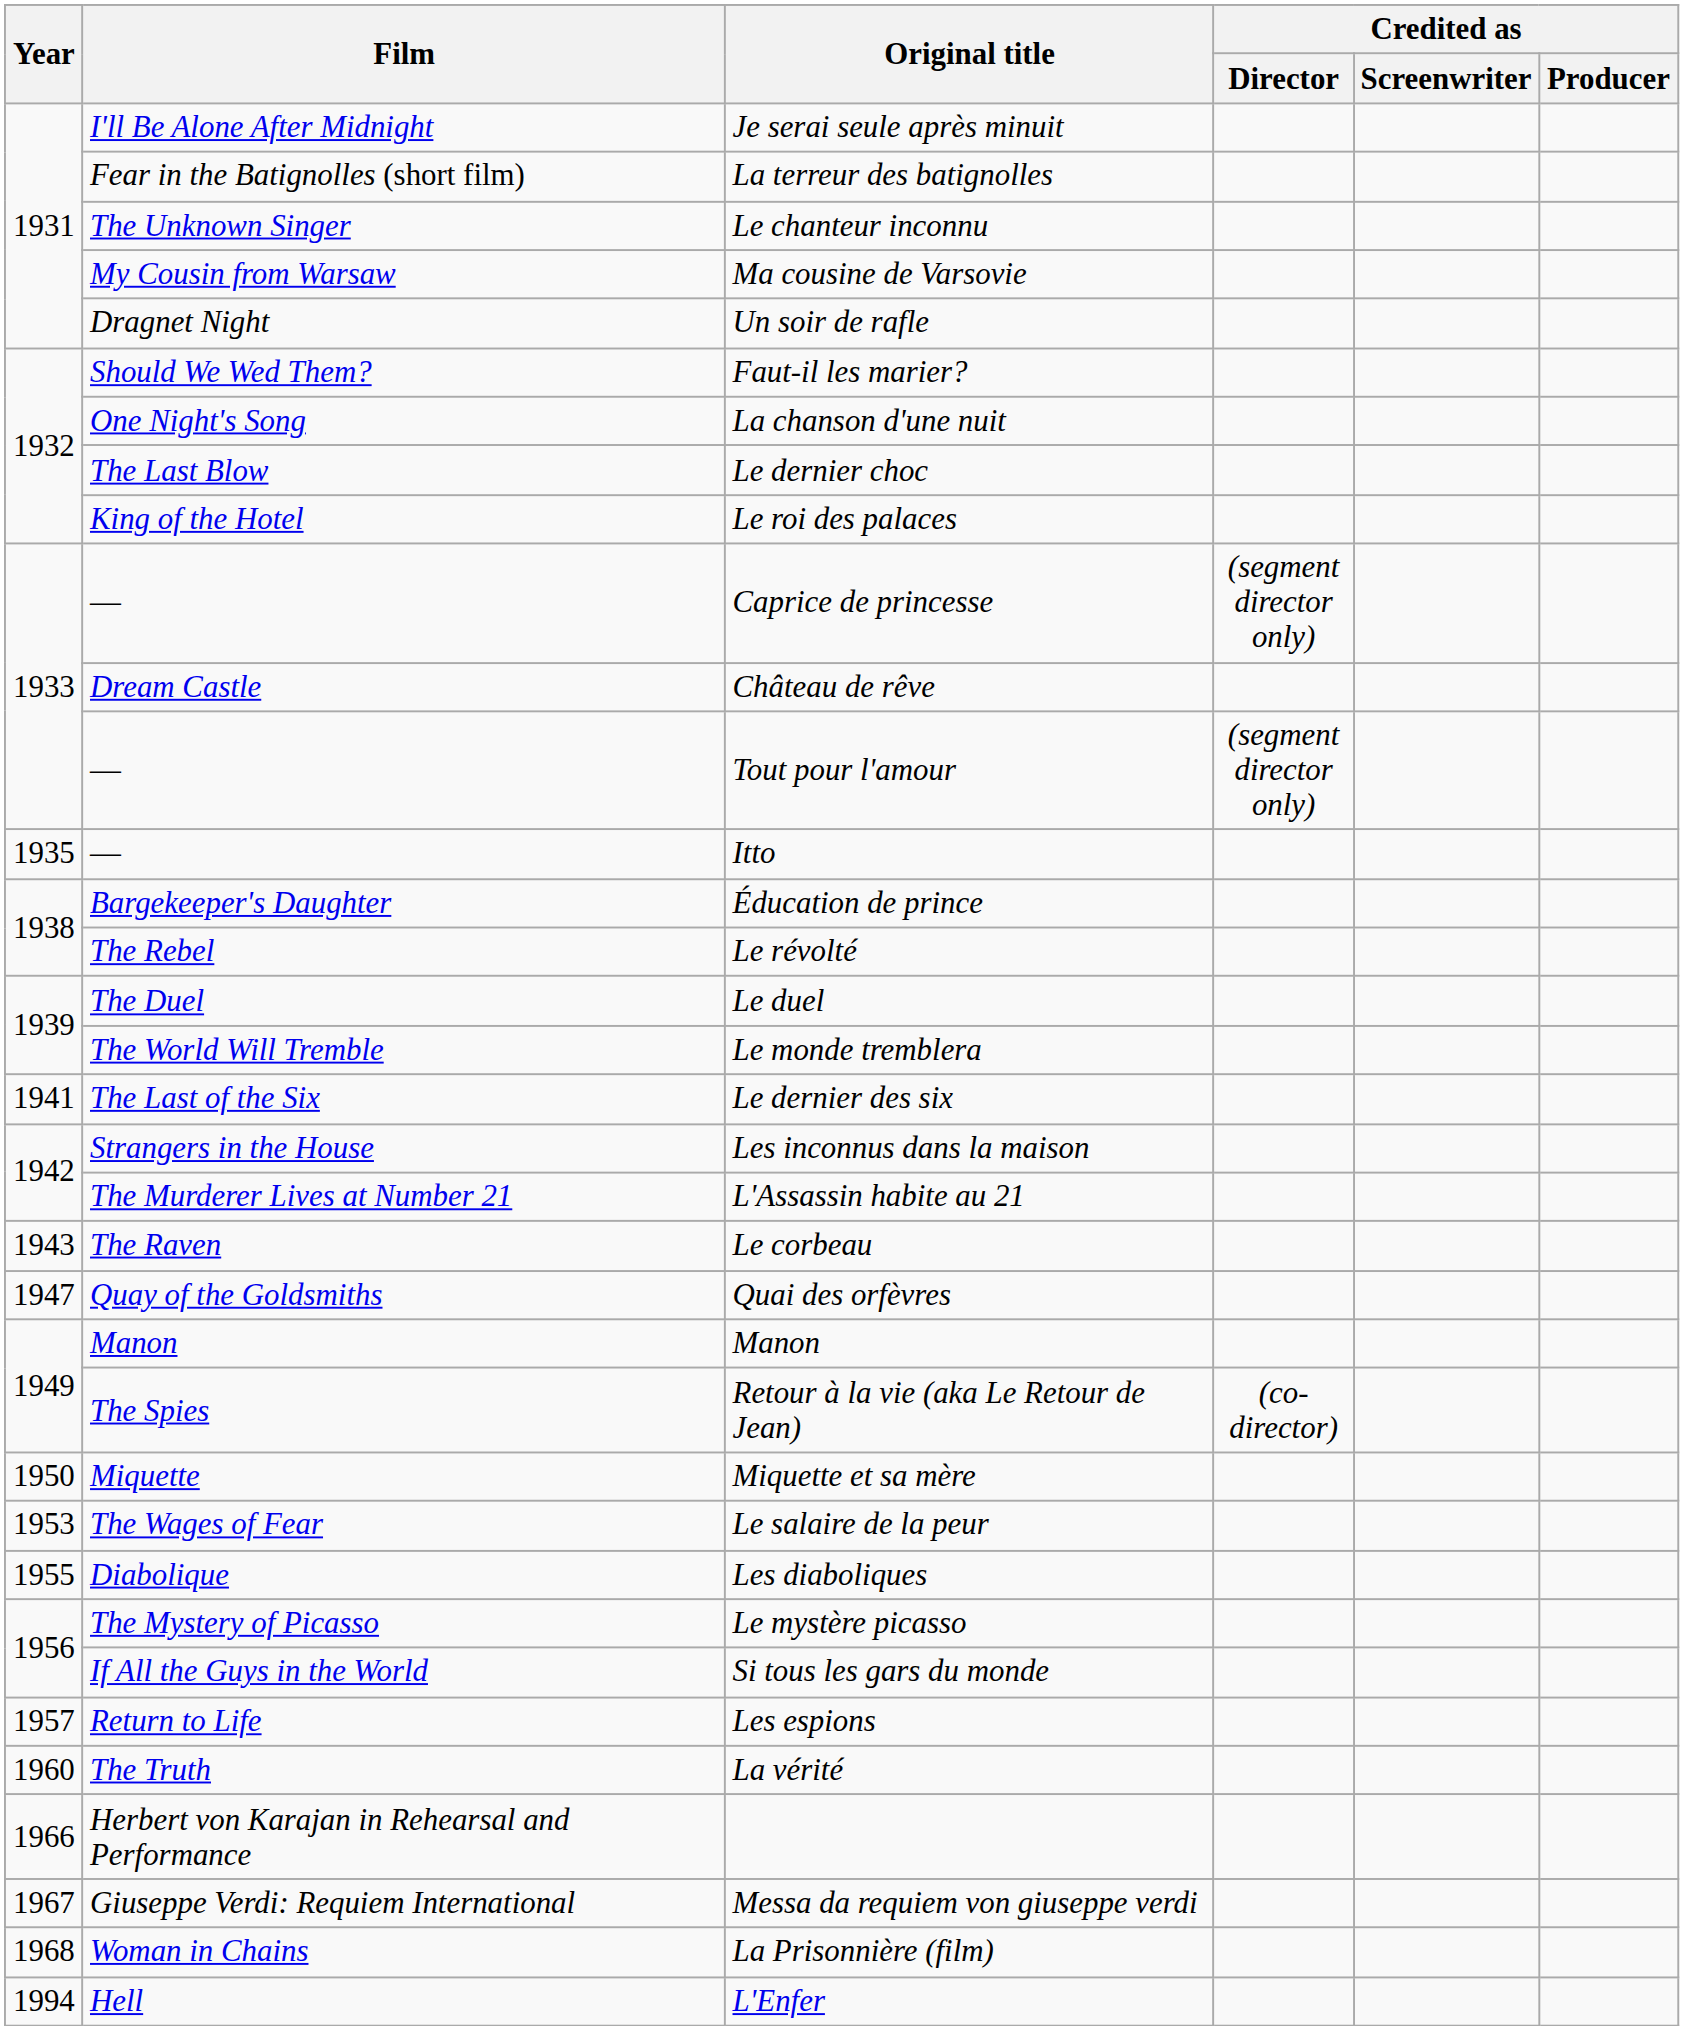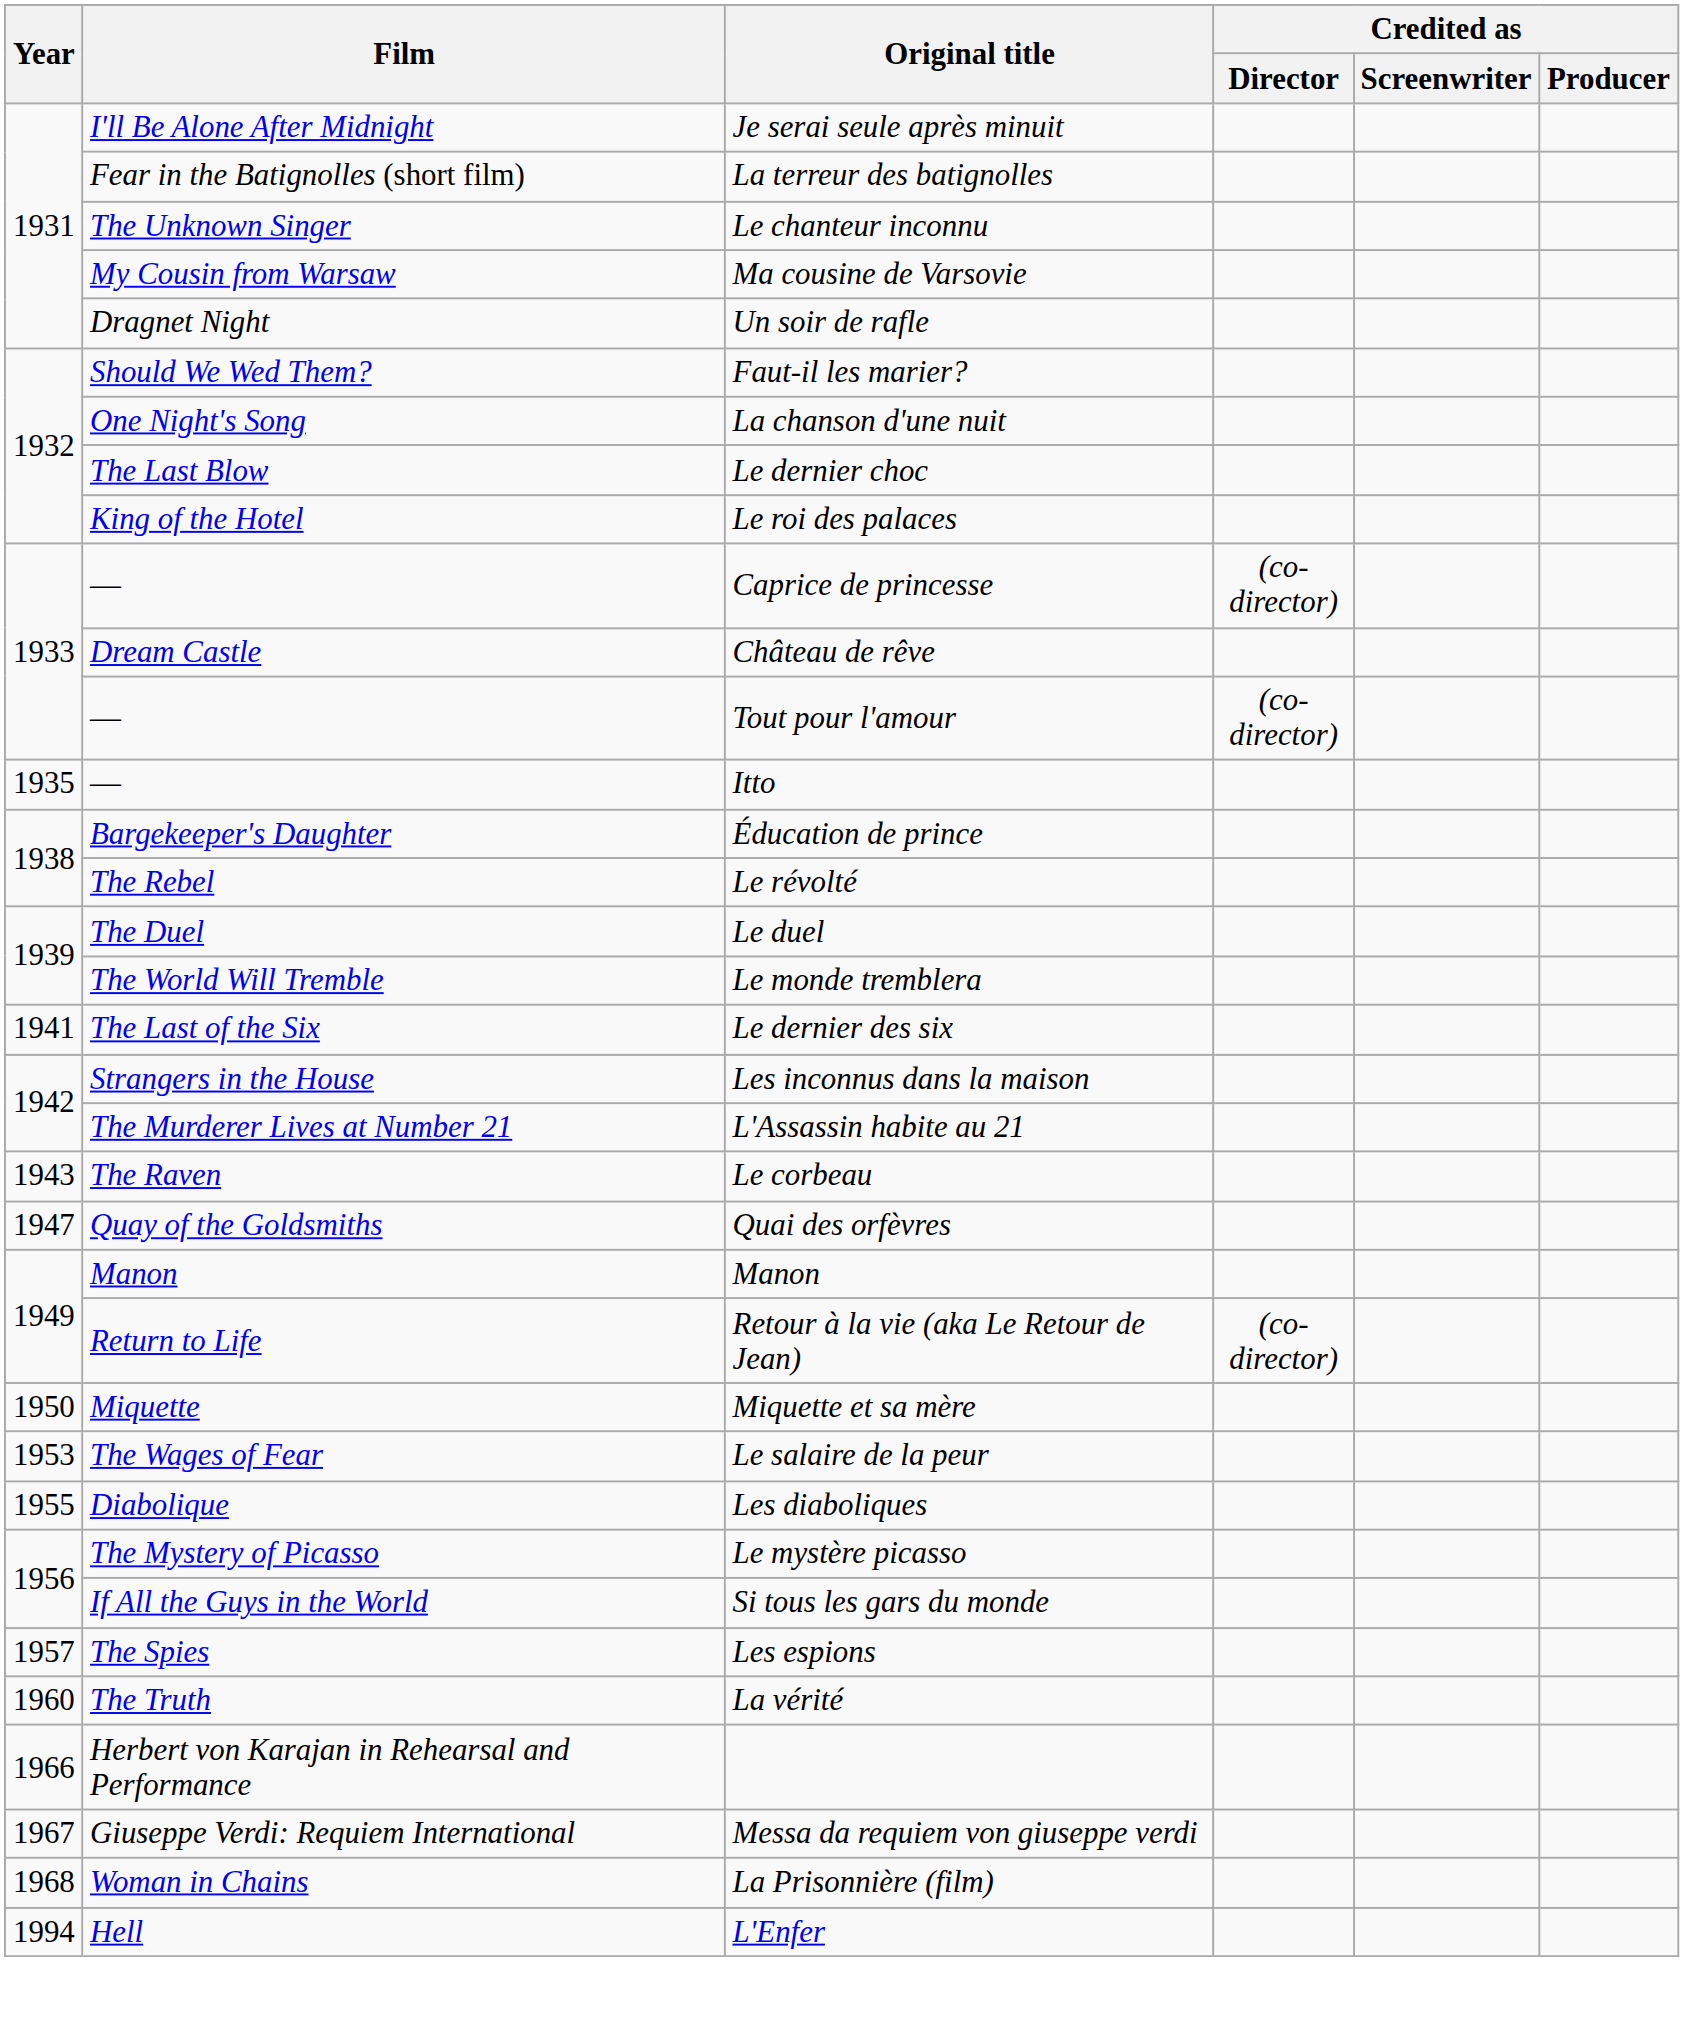(1284, 602) (segment director only) -> (1284, 585) (co-director)
(1284, 769) (segment director only) -> (1284, 717) (co-director)
(150, 1409) The Spies -> (176, 1340) Return to Life
(176, 1720) Return to Life -> (150, 1651) The Spies
